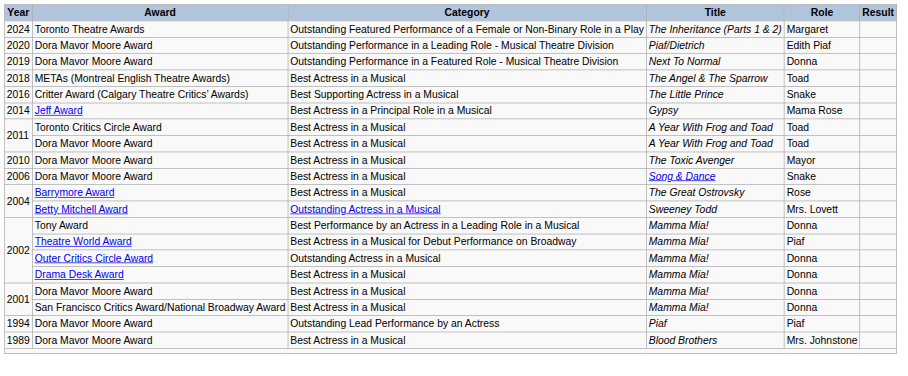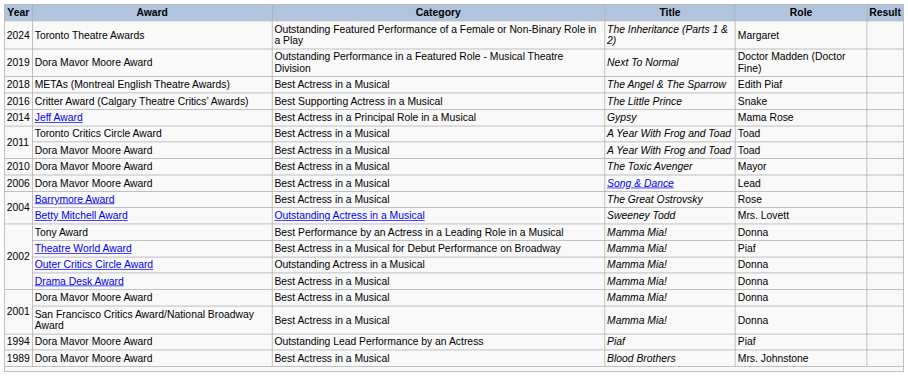- row: (18, 46)
(802, 62) Donna -> (792, 63) Doctor Madden (Doctor Fine)
(798, 78) Toad -> (760, 85) Edith Piaf
(801, 177) Snake -> (749, 183) Lead
